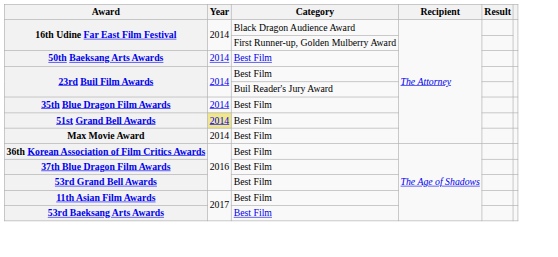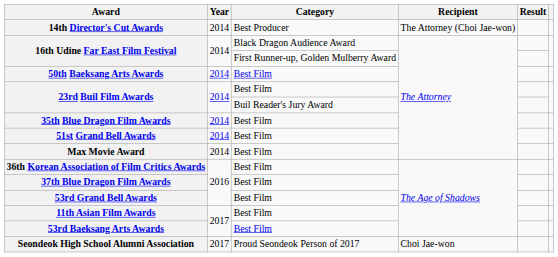+ row: (106, 27)
(219, 120) khaki background -> (219, 136) no background
+ row: (106, 244)
